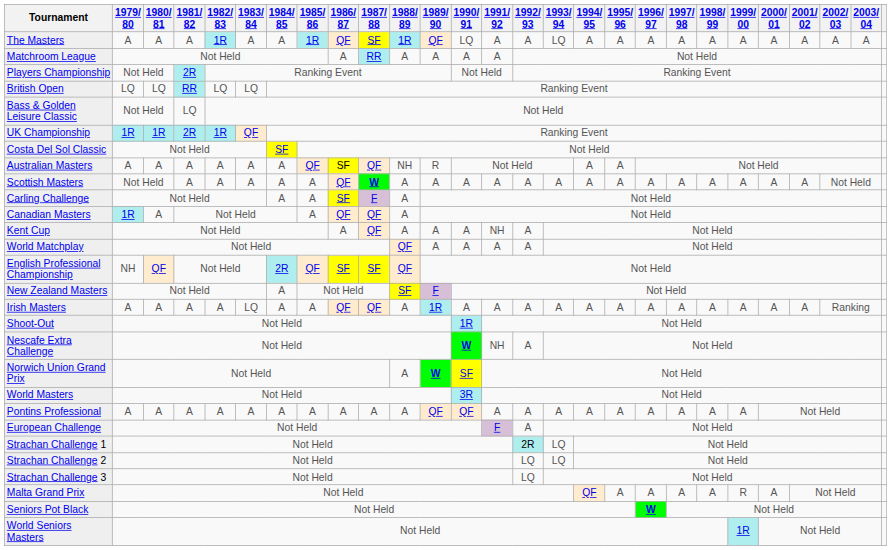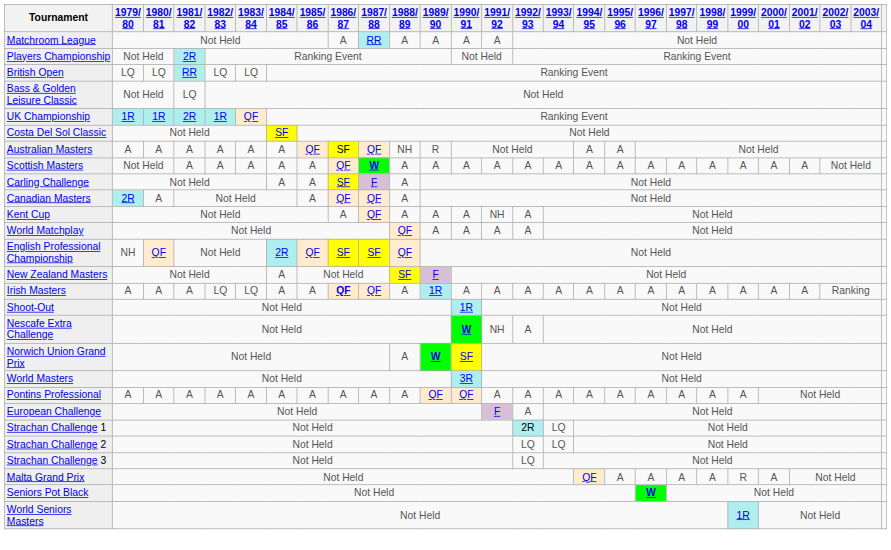- row: (36, 40)
(128, 214) 1R -> (128, 198) 2R
(220, 307) A -> (220, 291) LQ
(343, 307) normal -> (343, 291) bold
